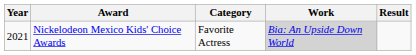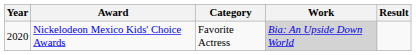(18, 36) 2021 -> (18, 36) 2020
